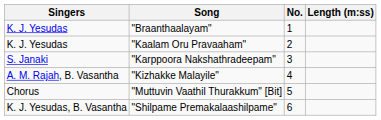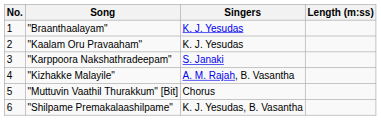columns swapped: (295, 12) <-> (67, 12)
